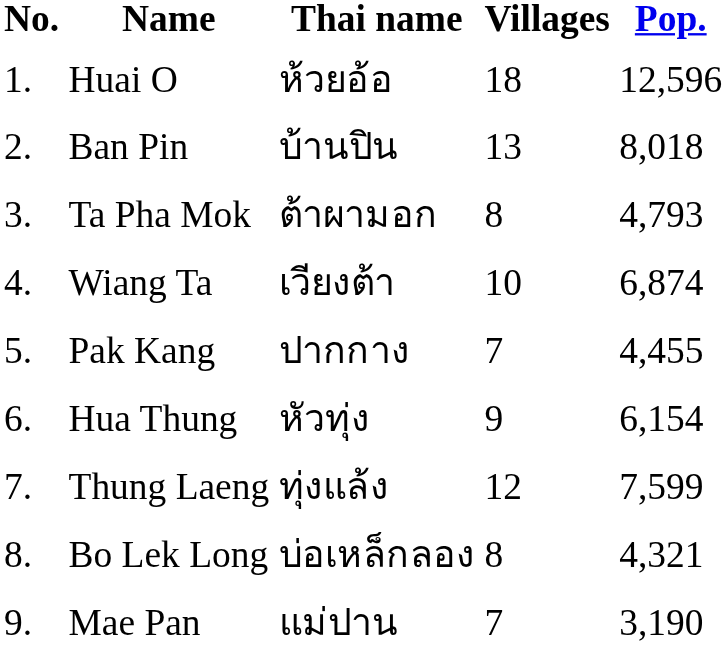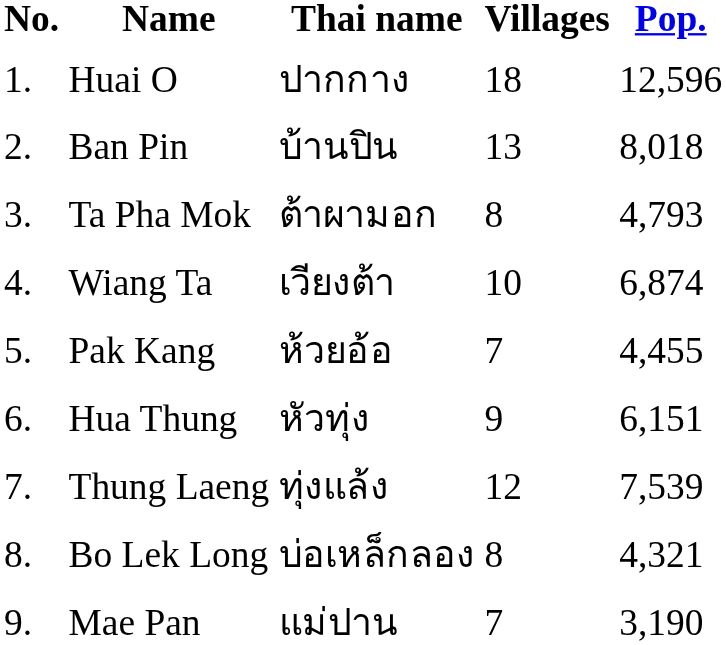(336, 79) ห้วยอ้อ -> (344, 79) ปากกาง
(344, 350) ปากกาง -> (336, 350) ห้วยอ้อ
(661, 417) 6,154 -> (661, 417) 6,151
(661, 485) 7,599 -> (661, 485) 7,539
